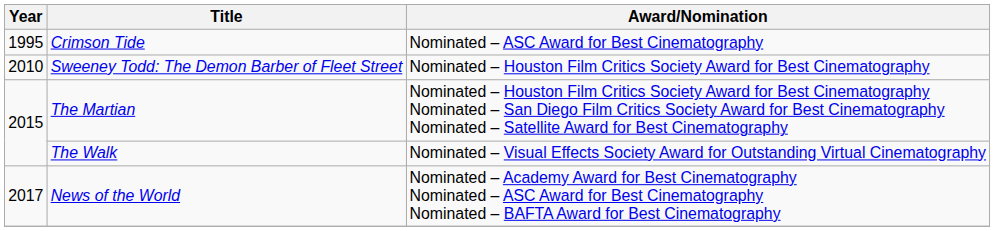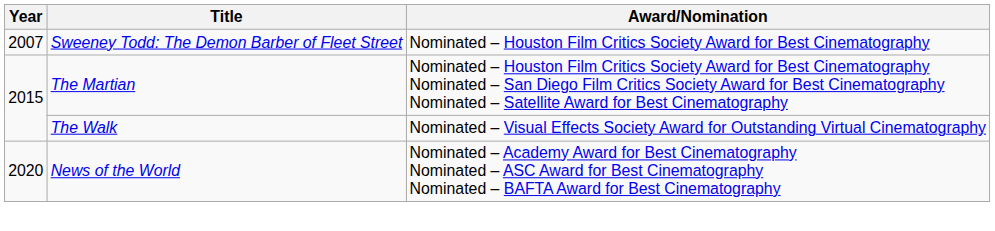- row: (98, 42)
(26, 67) 2010 -> (26, 42) 2007
(26, 196) 2017 -> (26, 171) 2020
